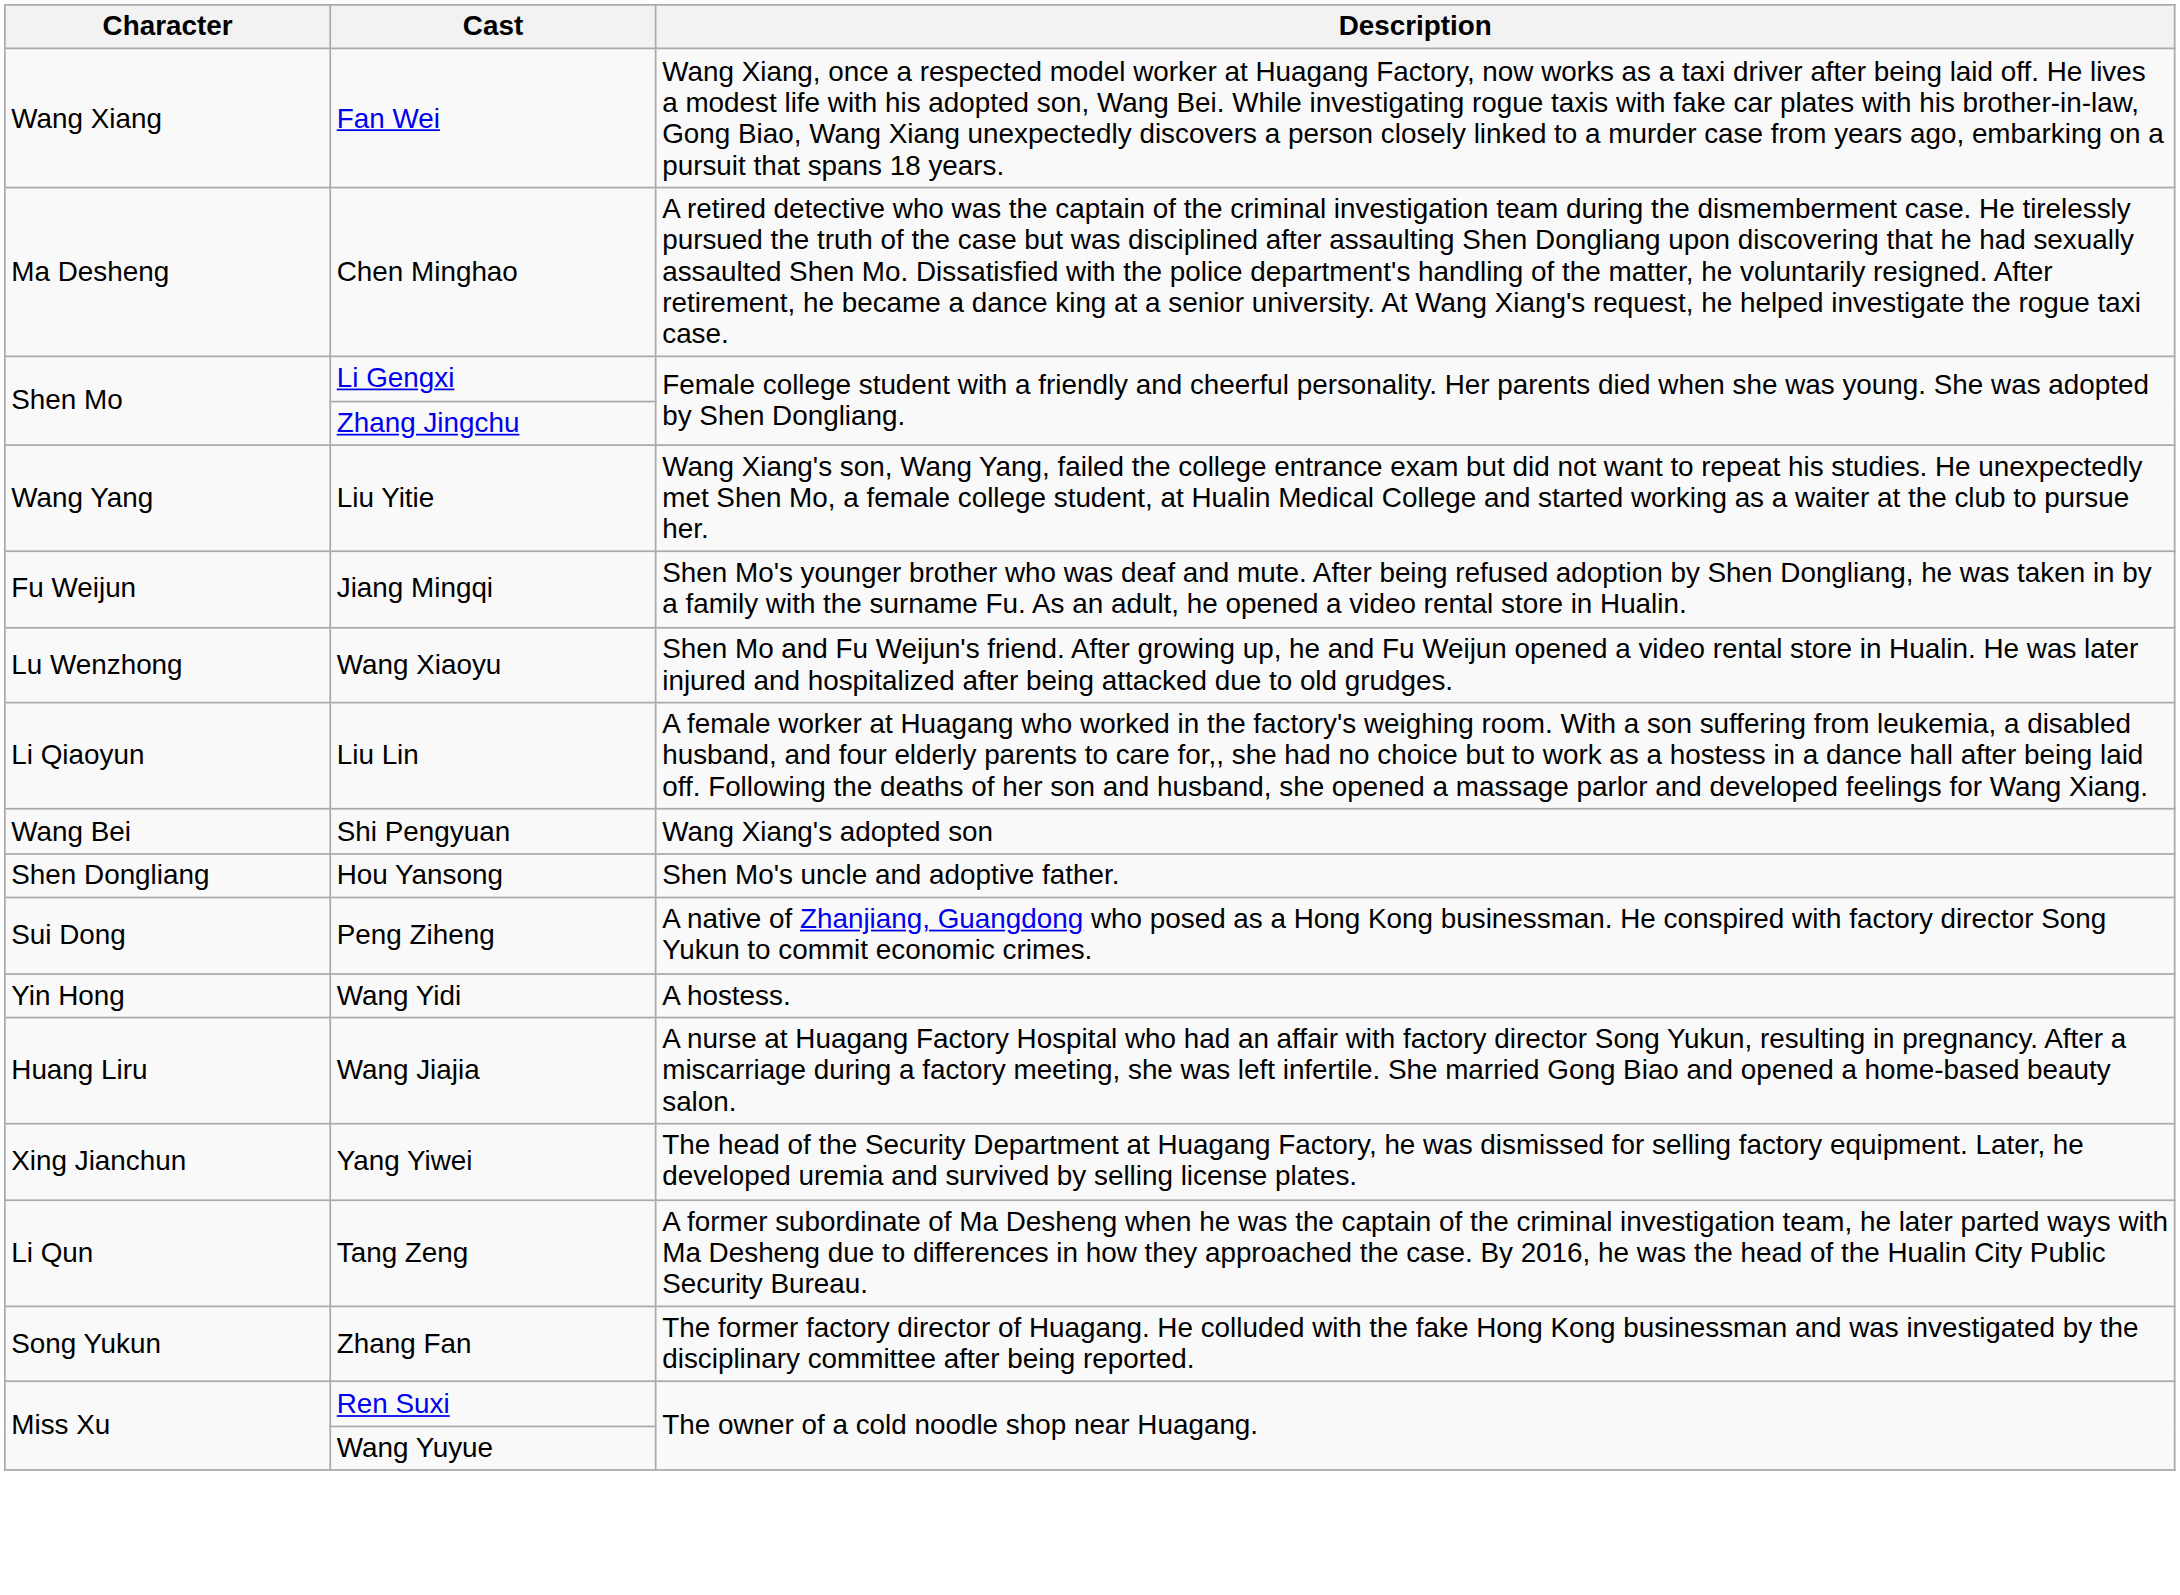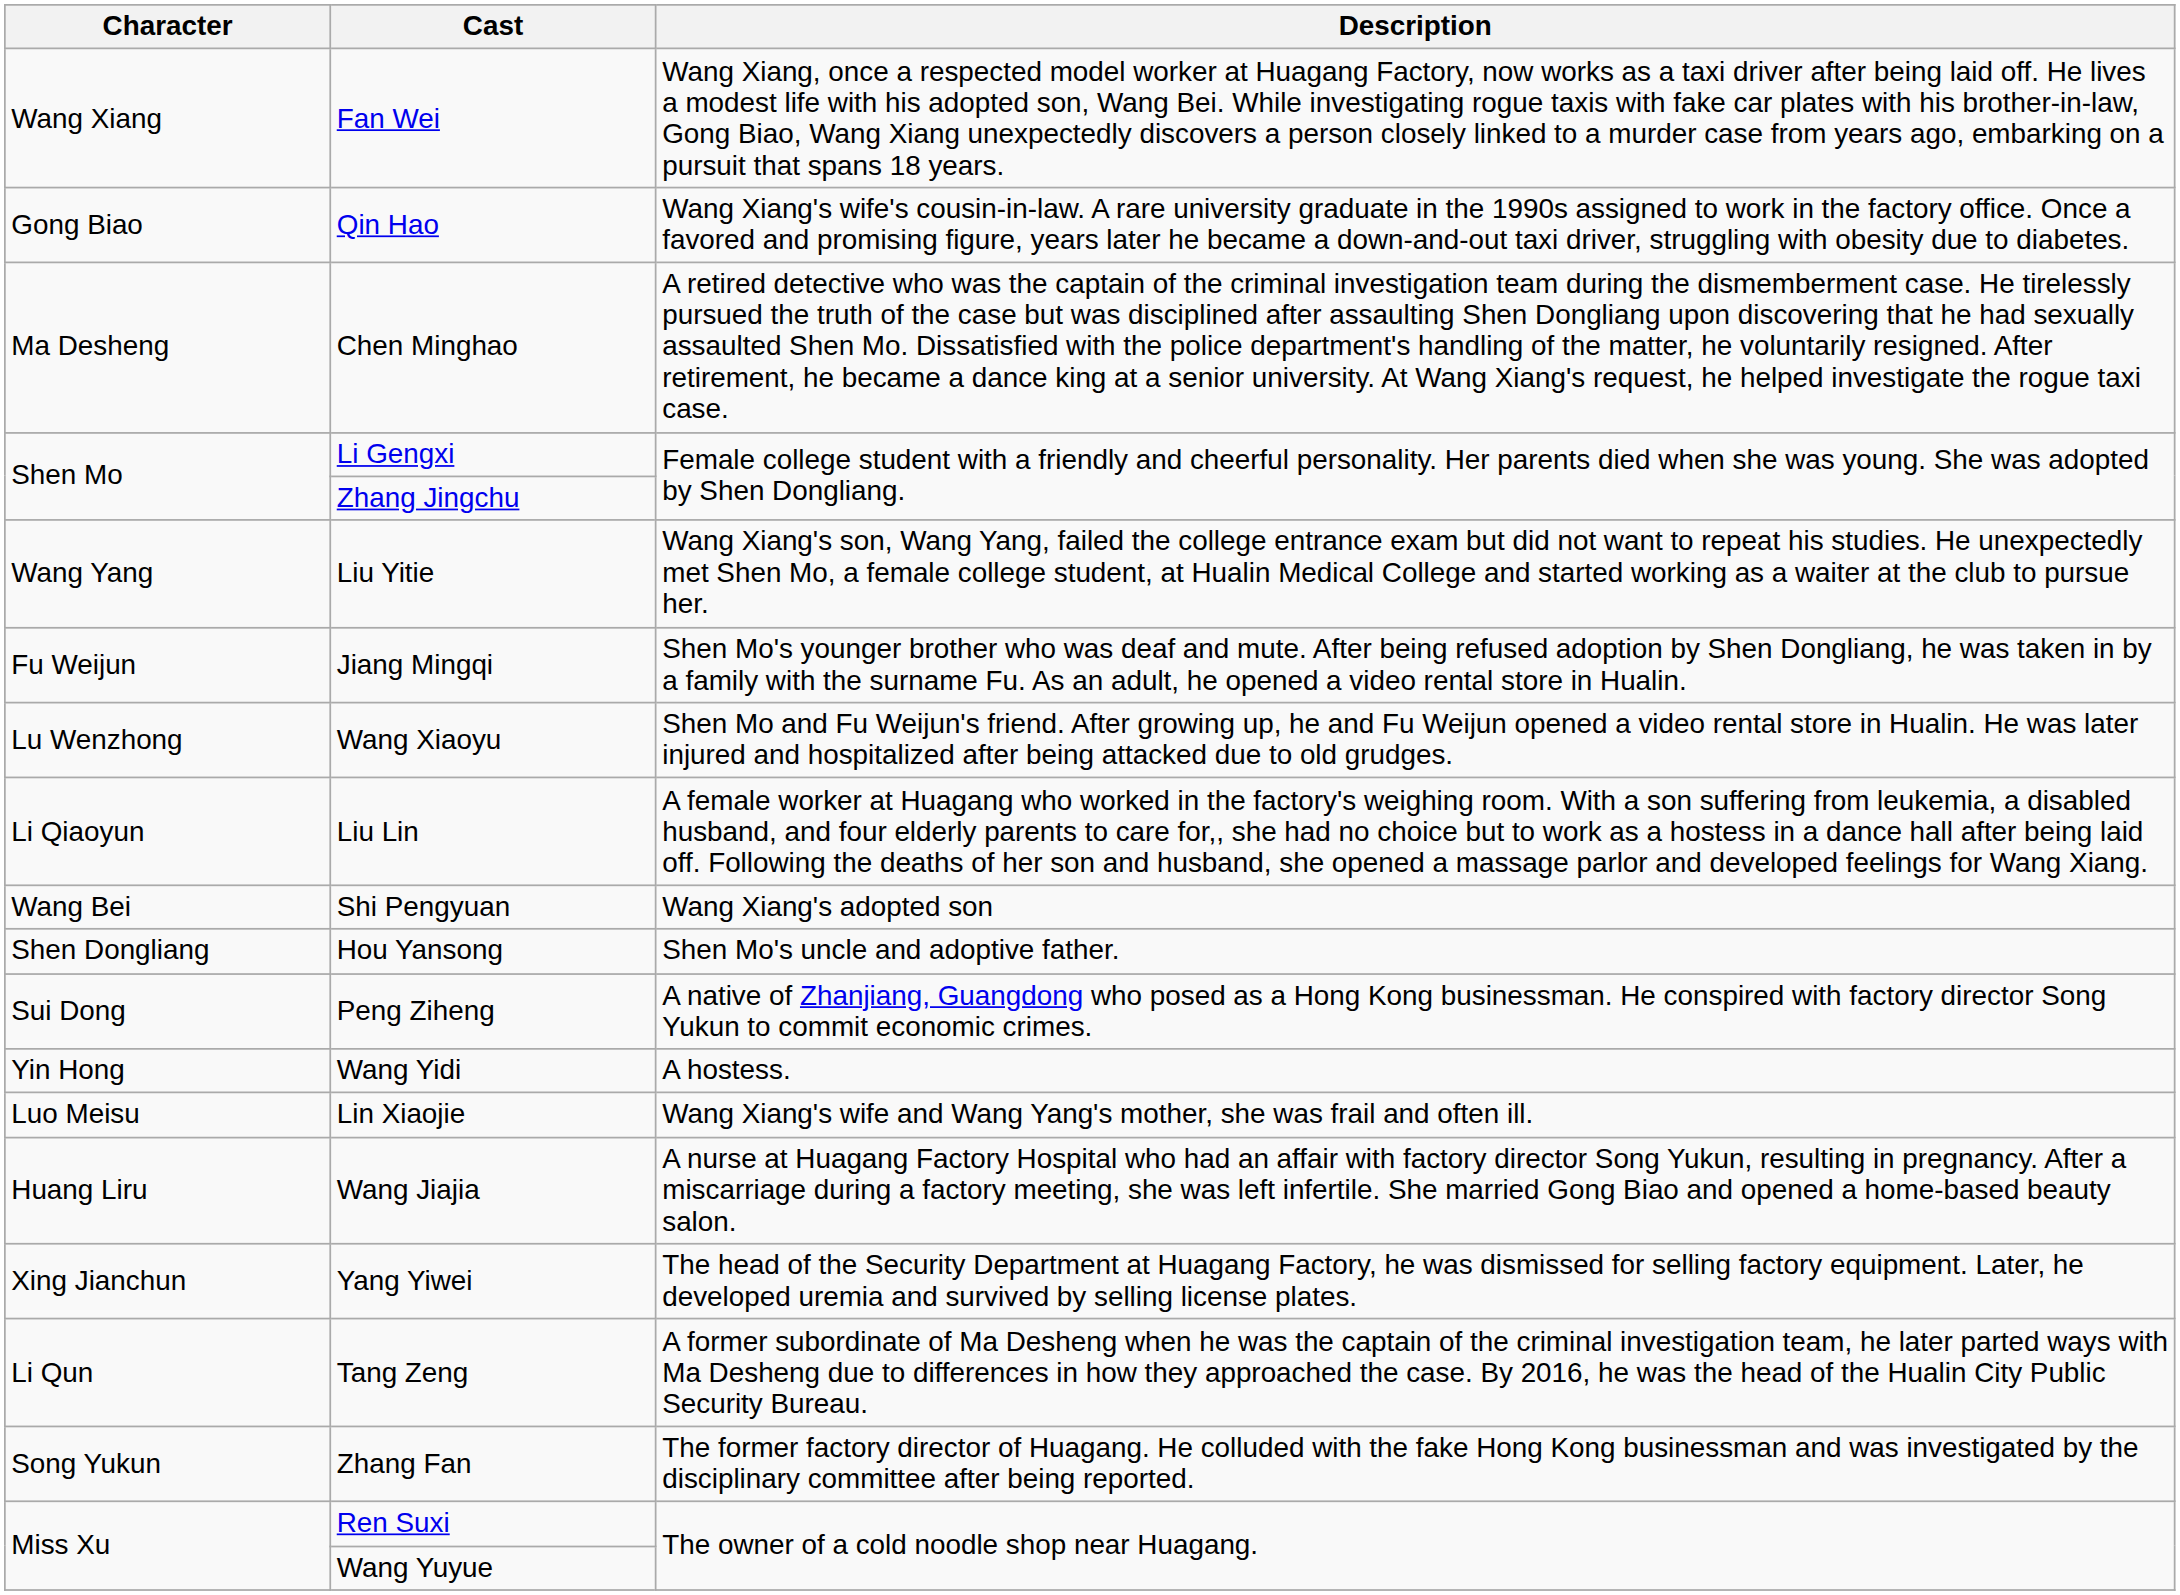+ row: (388, 224)
+ row: (401, 1114)
